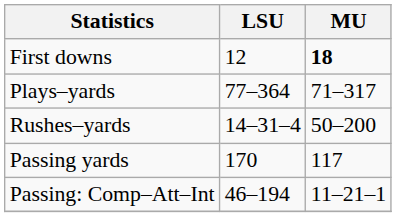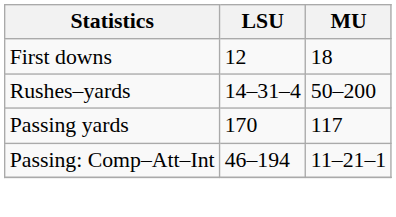(322, 56) bold -> (322, 56) normal
- row: (62, 90)
